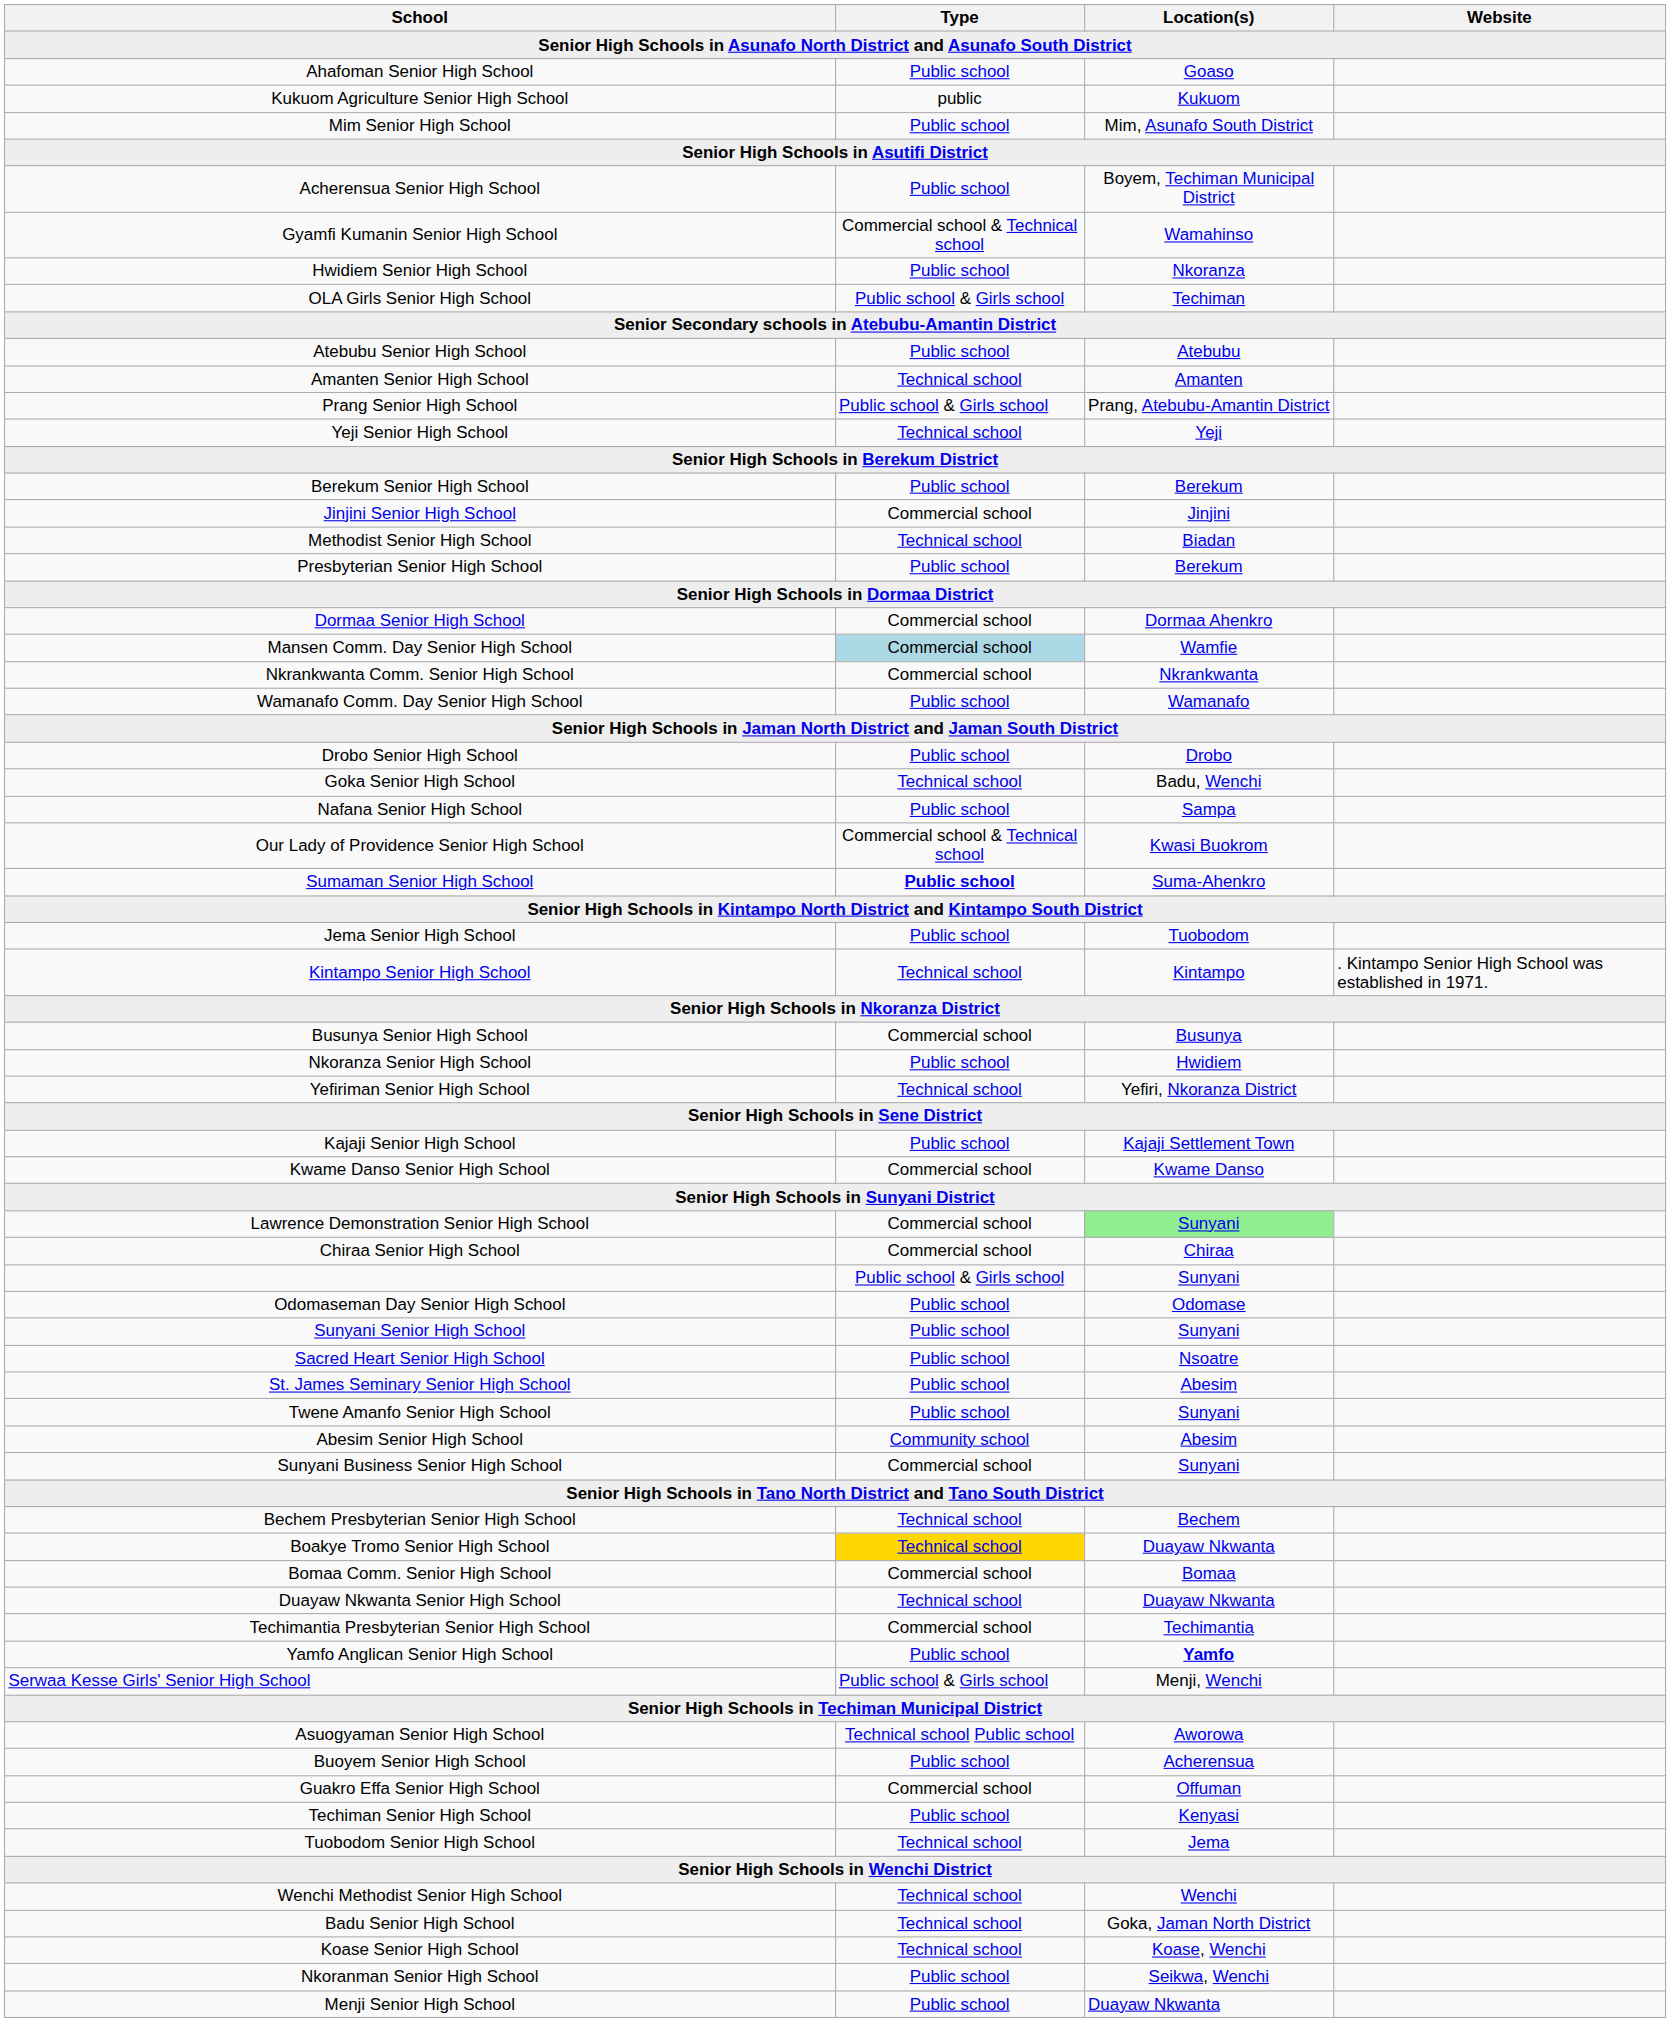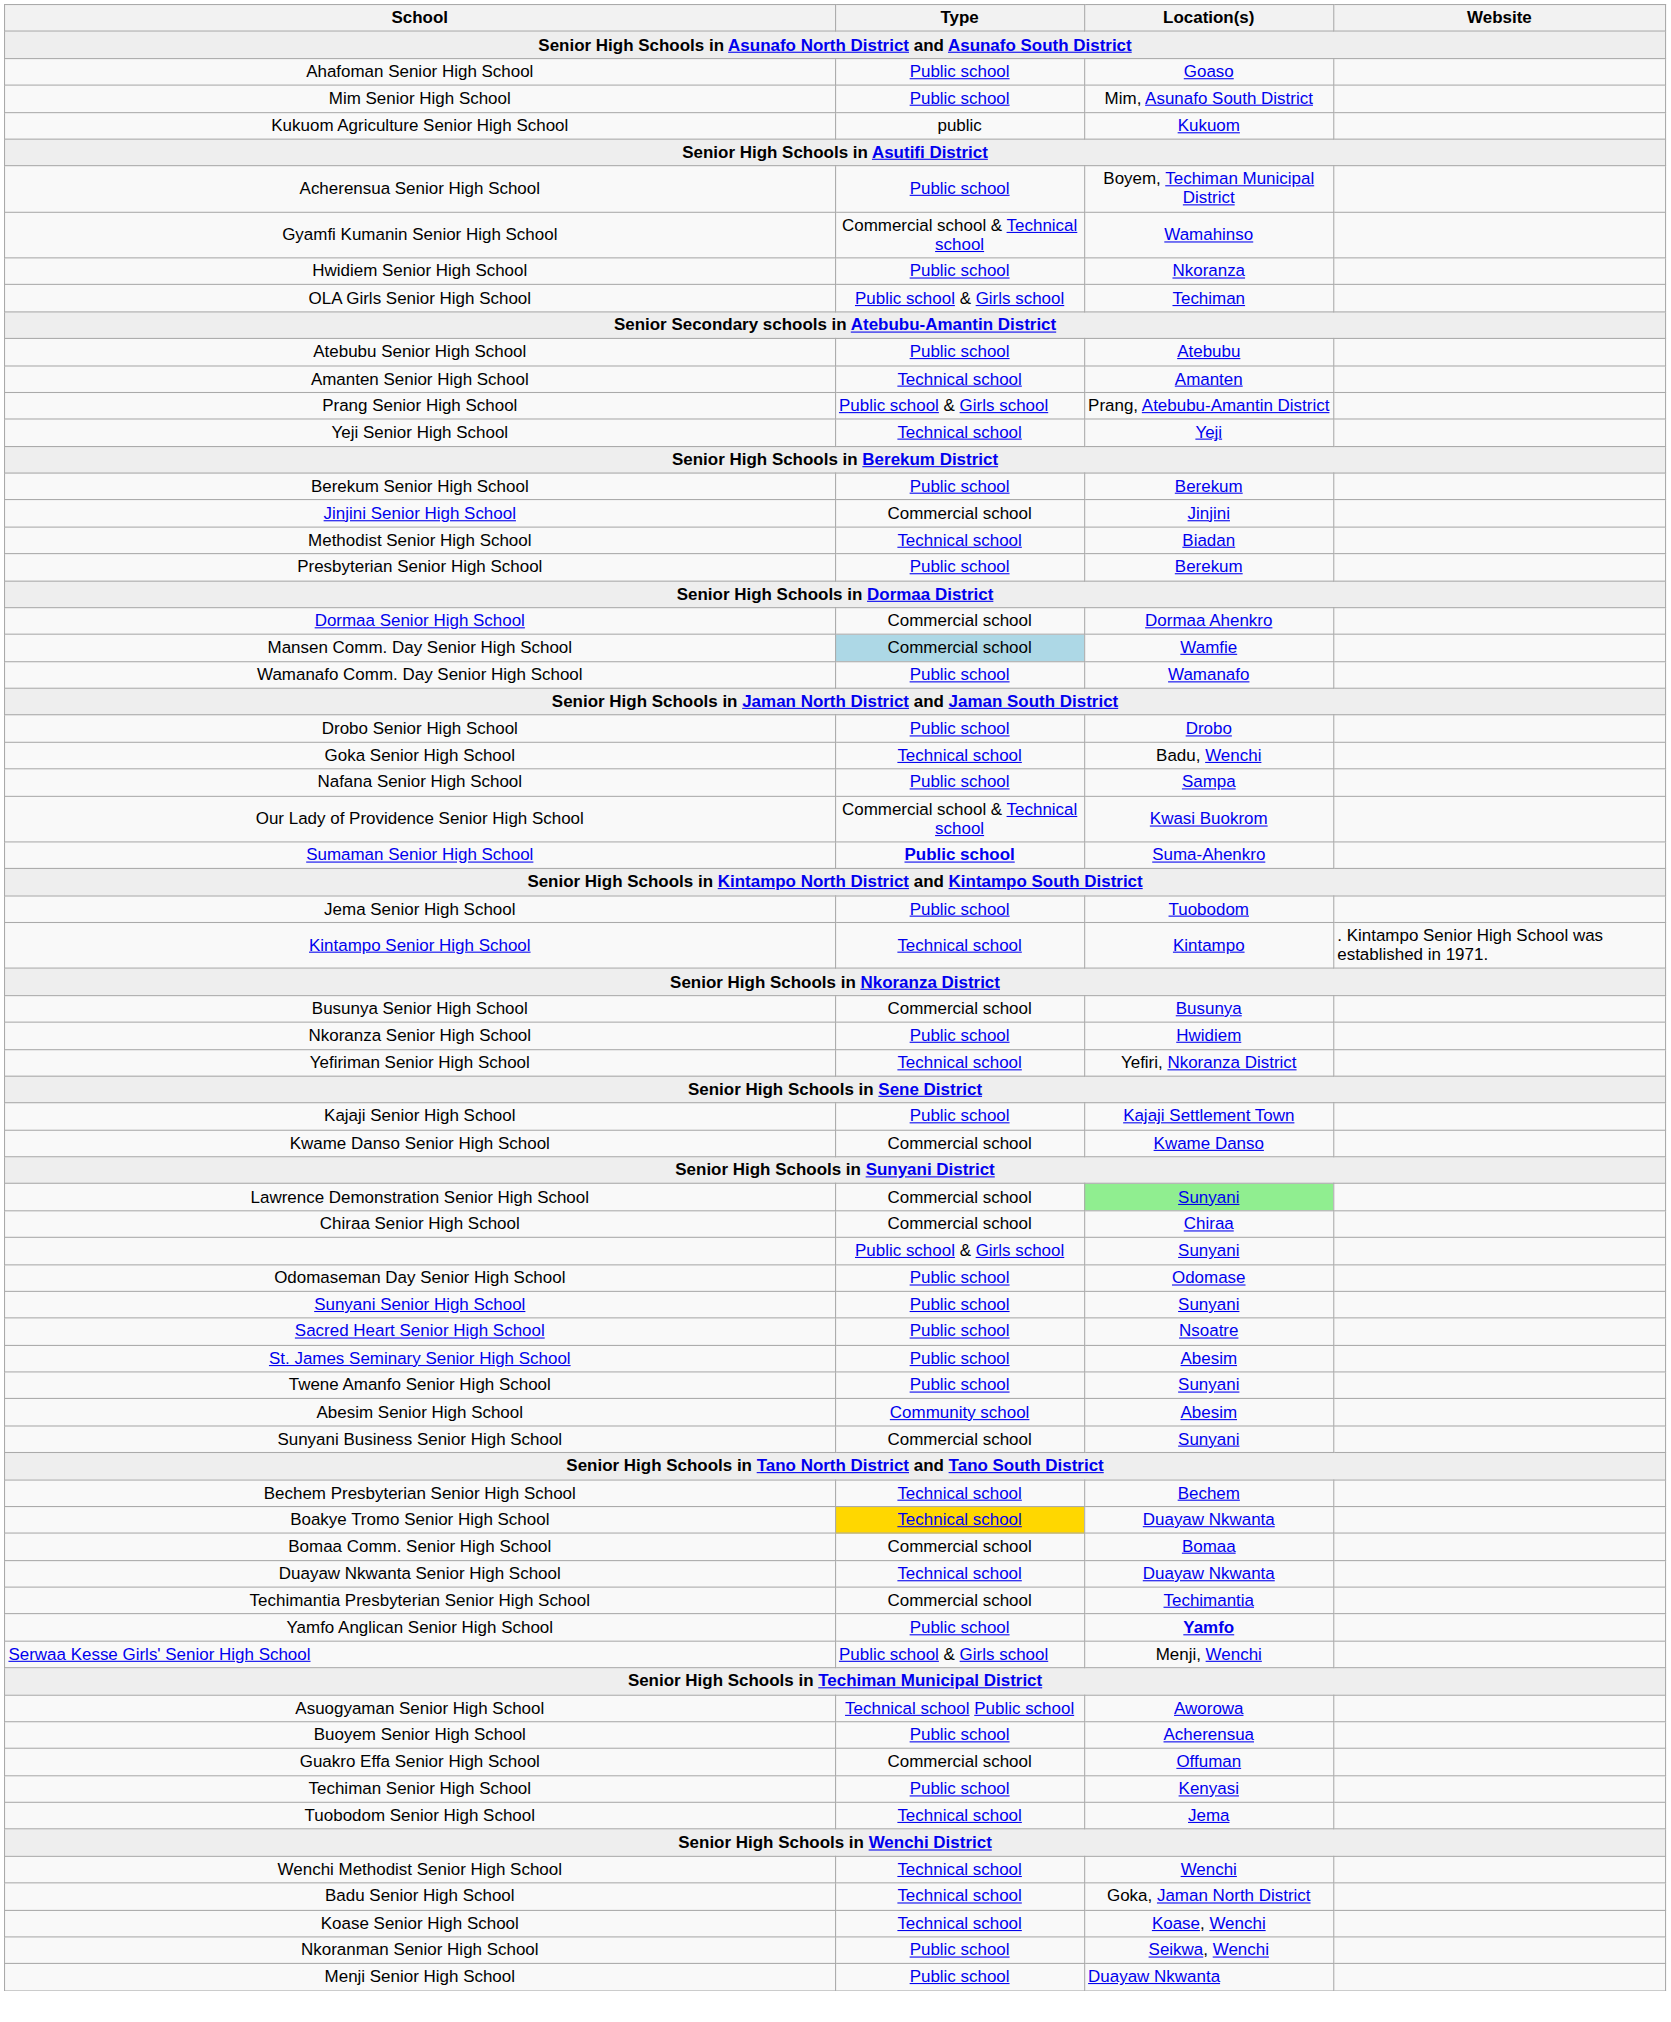rows swapped: (420, 98) <-> (420, 125)
- row: (420, 674)
